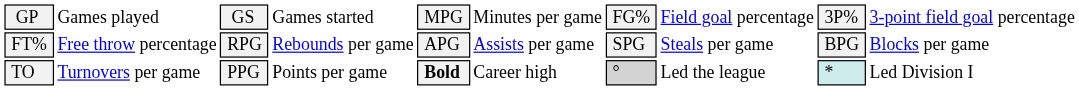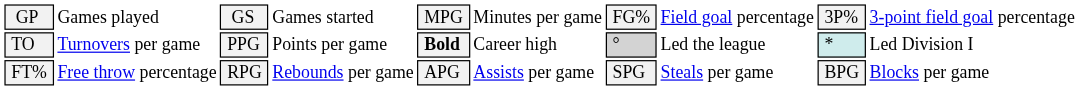rows swapped: (29, 44) <-> (23, 72)
